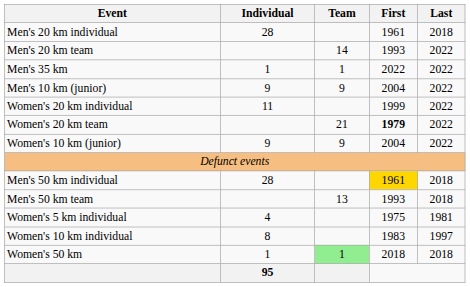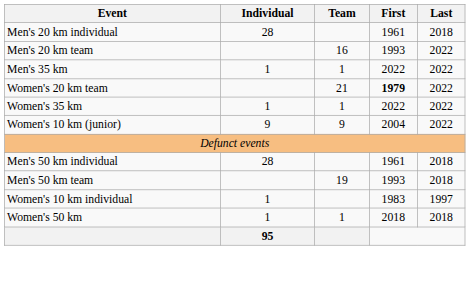(342, 50) 14 -> (342, 50) 16
- row: (57, 87)
- row: (70, 106)
+ row: (45, 106)
(393, 180) gold background -> (393, 161) no background
(342, 198) 13 -> (342, 180) 19
- row: (67, 217)
(268, 236) 8 -> (268, 198) 1
(342, 254) lightgreen background -> (342, 217) no background
